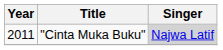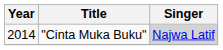(21, 34) 2011 -> (21, 34) 2014
